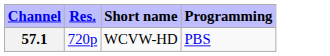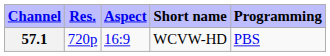+ column: (125, 16)
